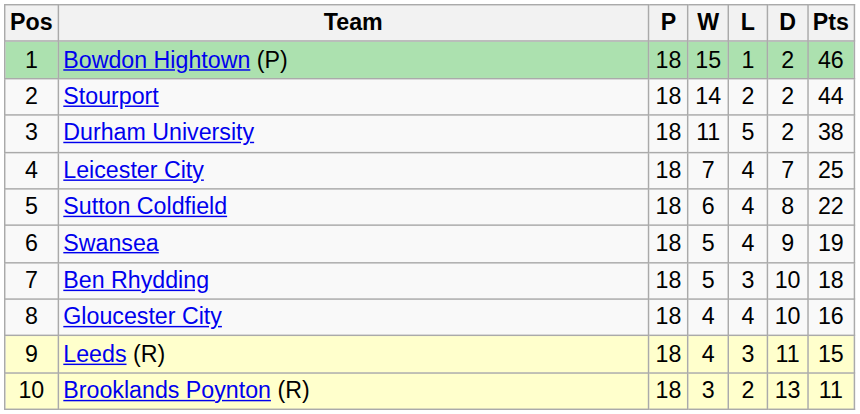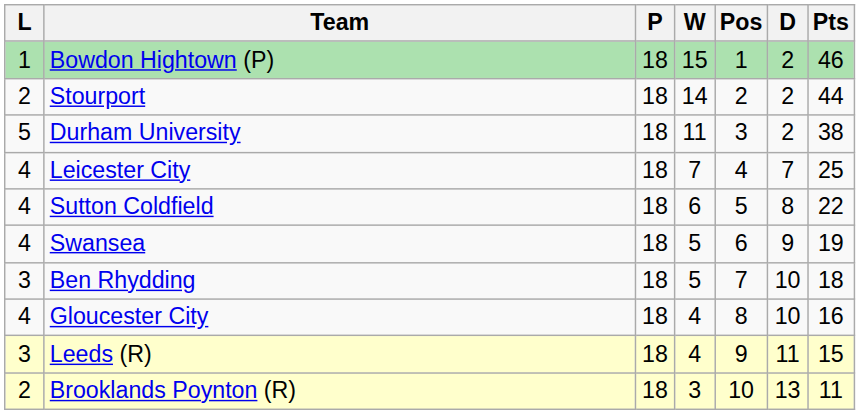columns swapped: (31, 22) <-> (748, 22)
